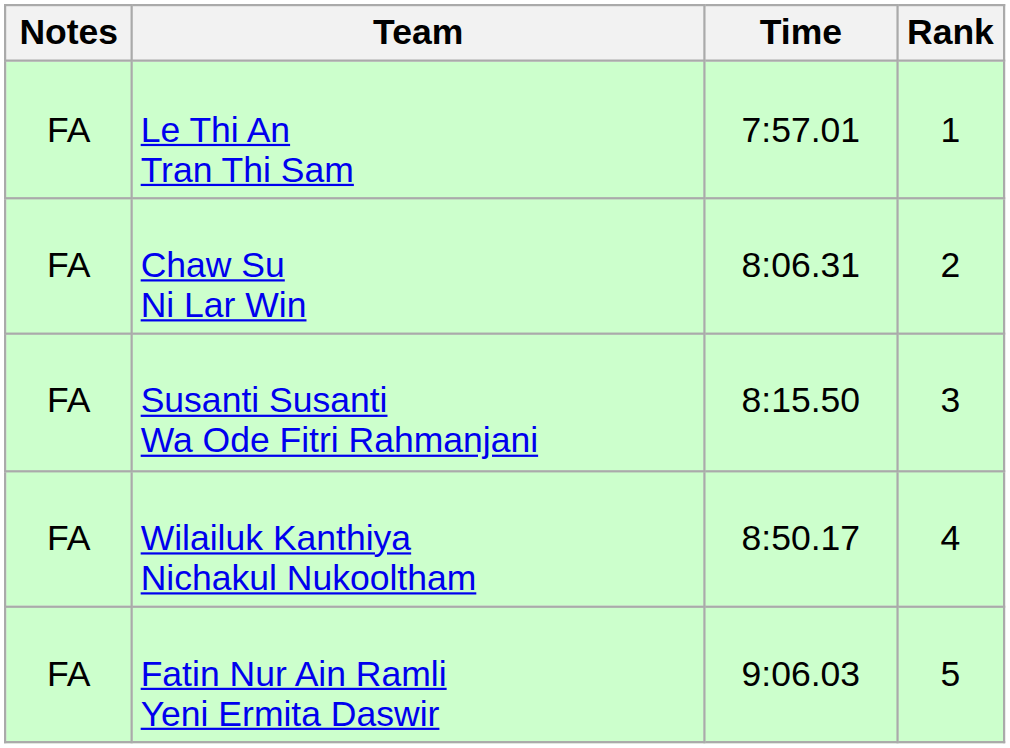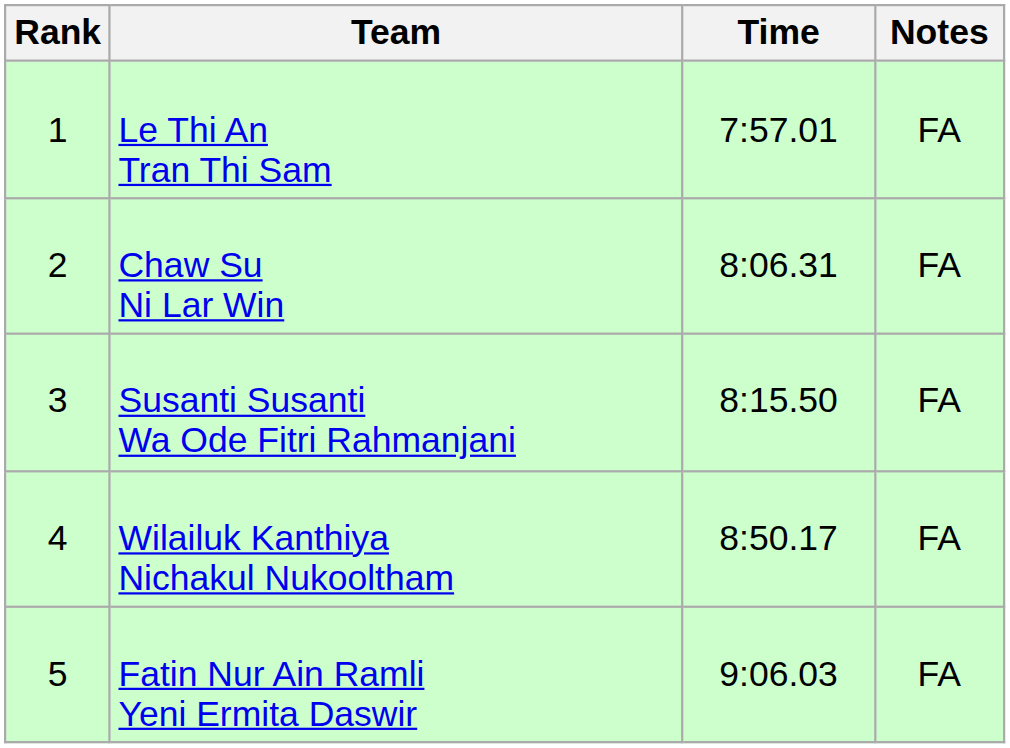columns swapped: (950, 32) <-> (69, 32)
